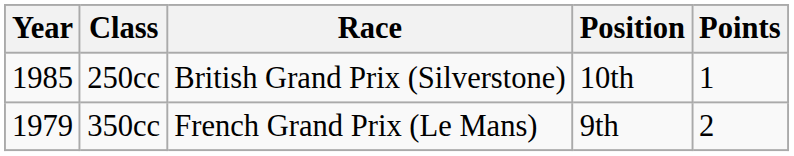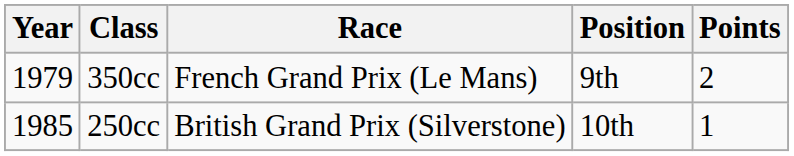rows swapped: (124, 125) <-> (124, 77)
